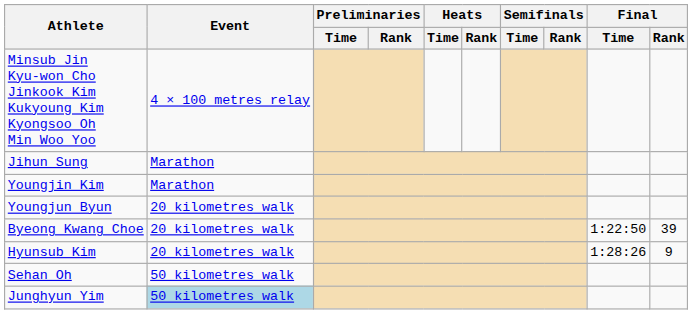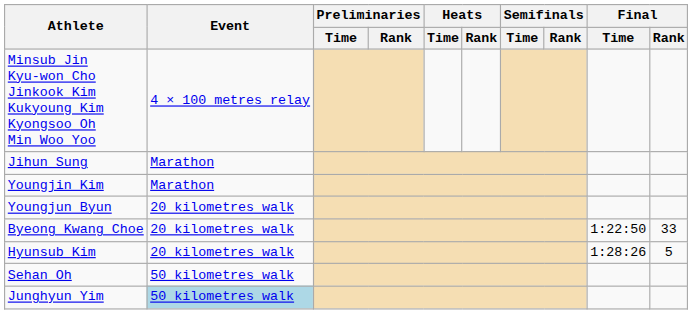(669, 230) 39 -> (669, 230) 33
(669, 252) 9 -> (669, 252) 5
